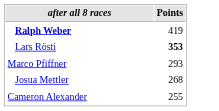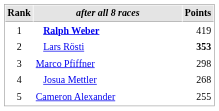+ column: (19, 13)
(176, 63) 293 -> (204, 63) 298
